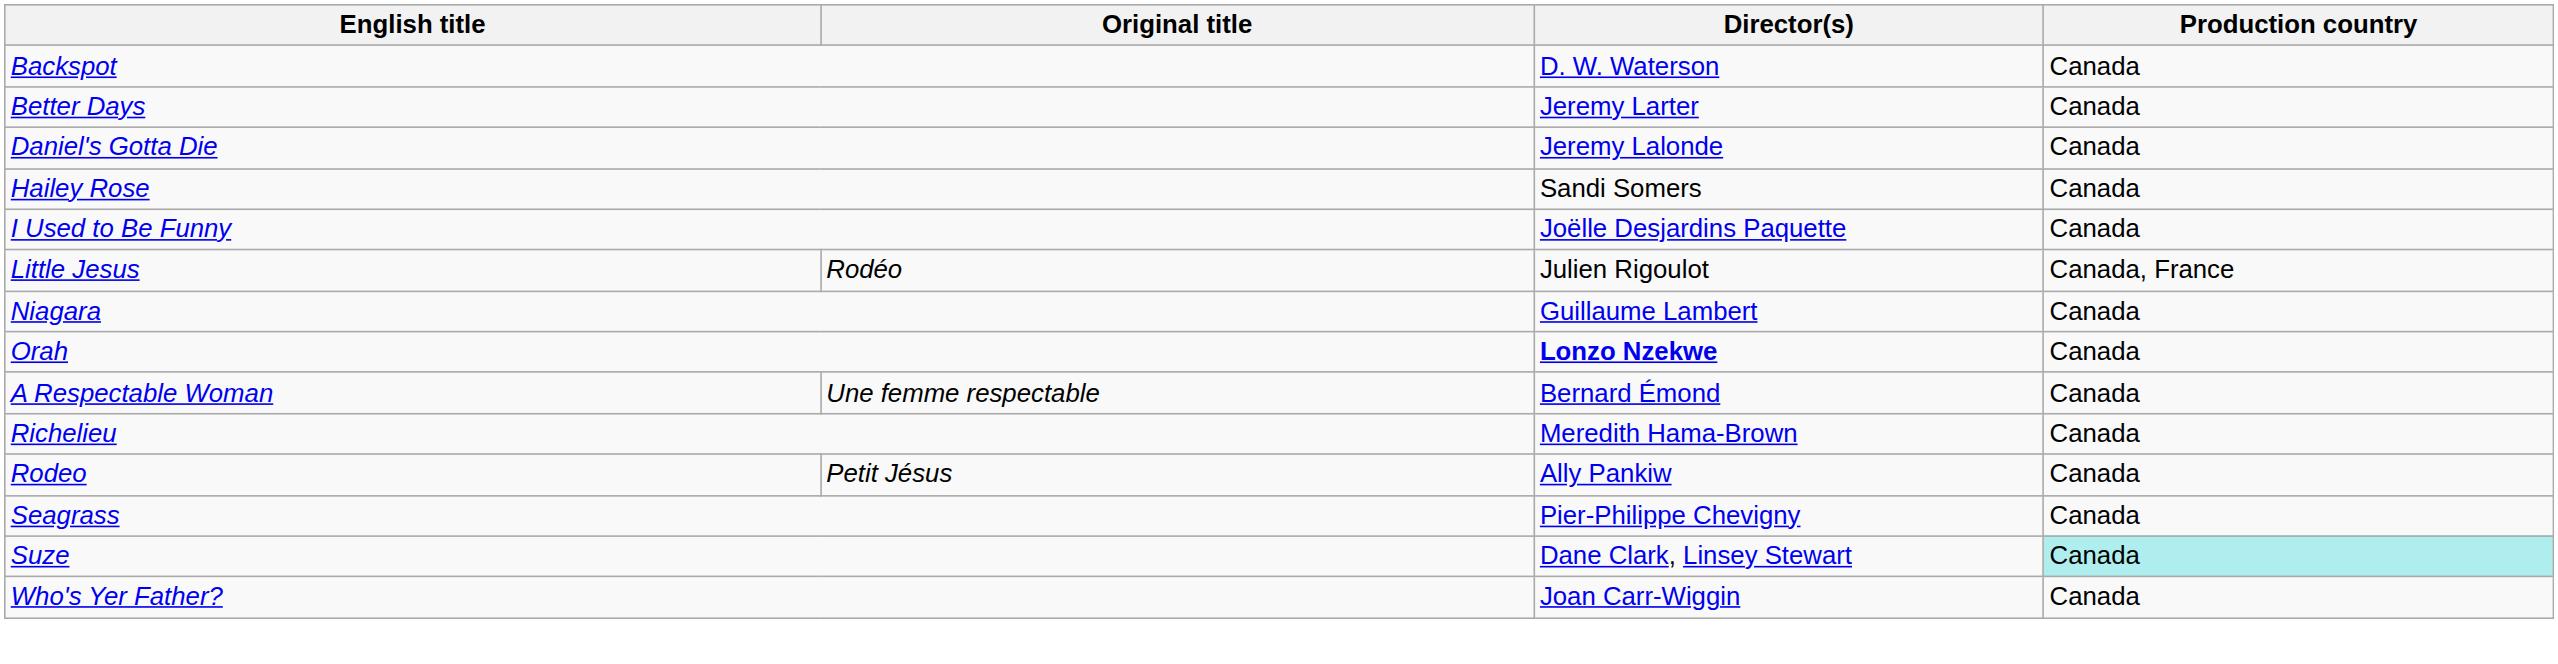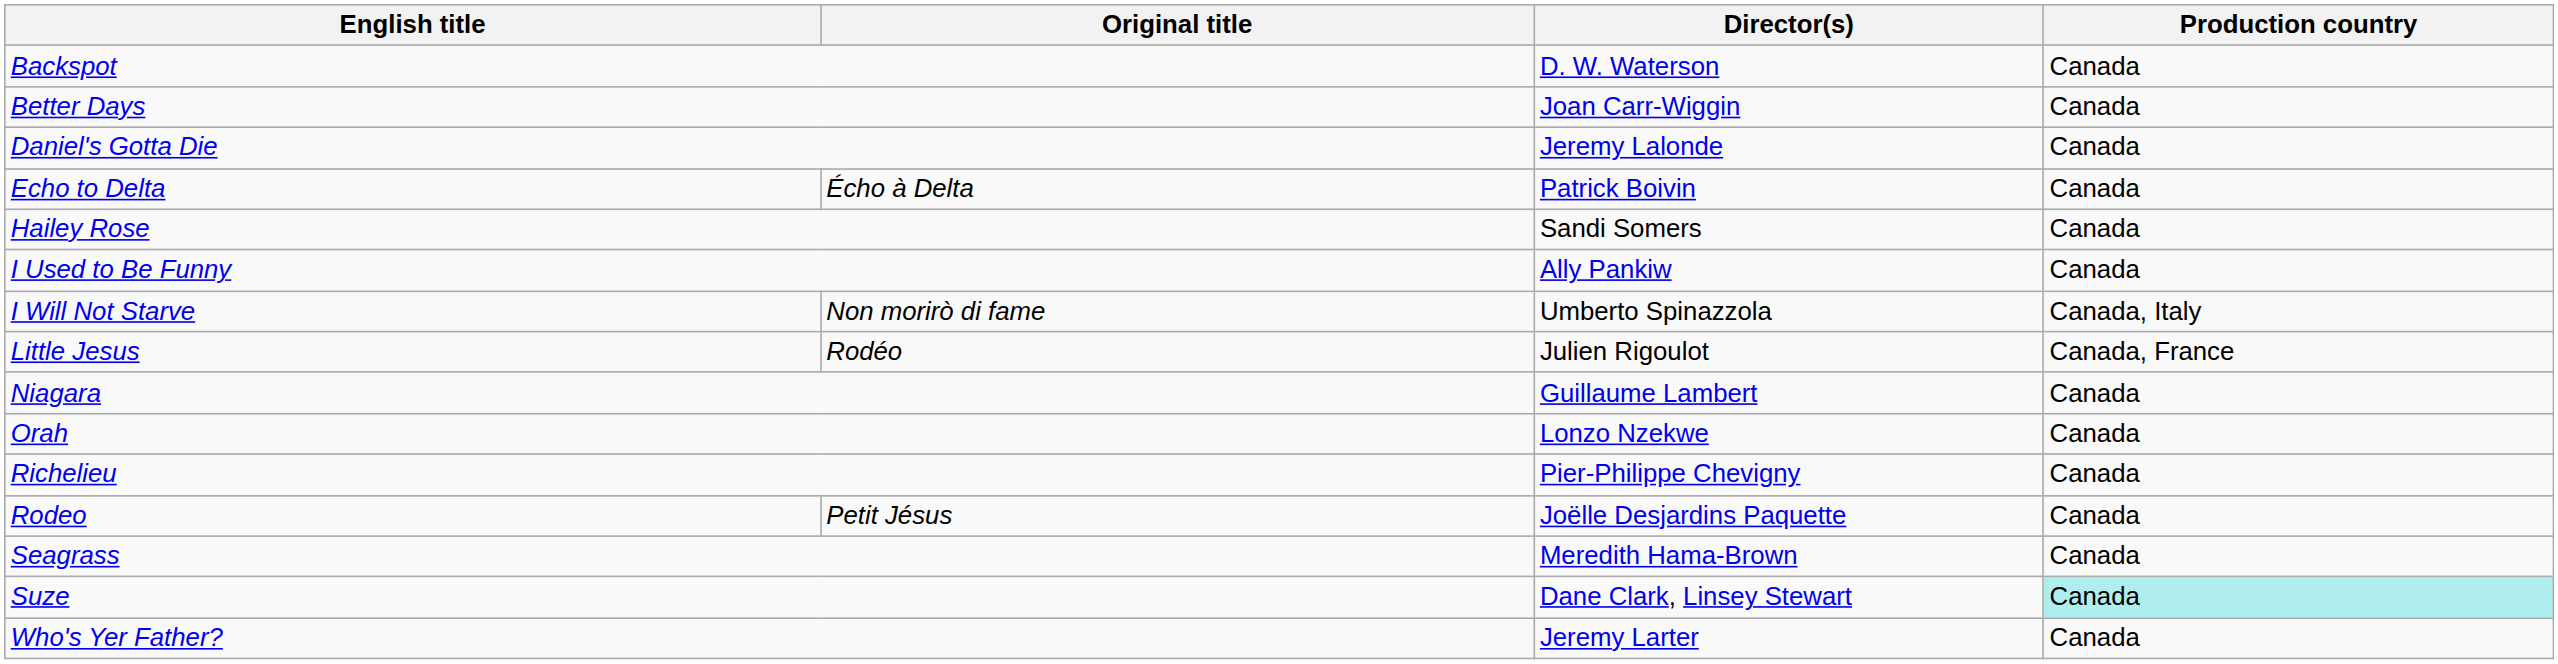(1619, 106) Jeremy Larter -> (1640, 106) Joan Carr-Wiggin
+ row: (88, 188)
(1693, 229) Joëlle Desjardins Paquette -> (1606, 270) Ally Pankiw
+ row: (103, 310)
(1629, 351) bold -> (1624, 433) normal
- row: (142, 392)
(1669, 433) Meredith Hama-Brown -> (1670, 474) Pier-Philippe Chevigny
(1606, 474) Ally Pankiw -> (1693, 515) Joëlle Desjardins Paquette
(1670, 515) Pier-Philippe Chevigny -> (1669, 556) Meredith Hama-Brown
(1640, 596) Joan Carr-Wiggin -> (1619, 637) Jeremy Larter
